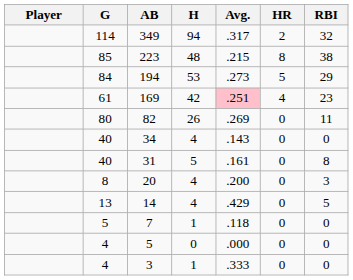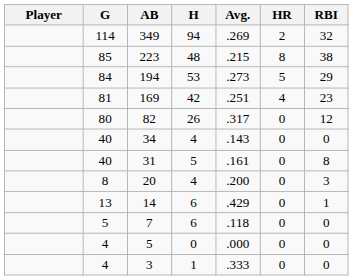(238, 35) .317 -> (238, 35) .269
(105, 98) 61 -> (105, 98) 81
(238, 98) pink background -> (238, 98) no background
(238, 118) .269 -> (238, 118) .317
(326, 118) 11 -> (326, 118) 12
(194, 202) 4 -> (194, 202) 6
(326, 202) 5 -> (326, 202) 1
(194, 222) 1 -> (194, 222) 6
